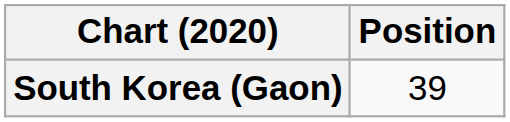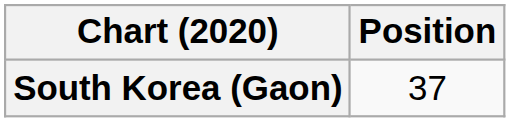(427, 87) 39 -> (427, 87) 37
